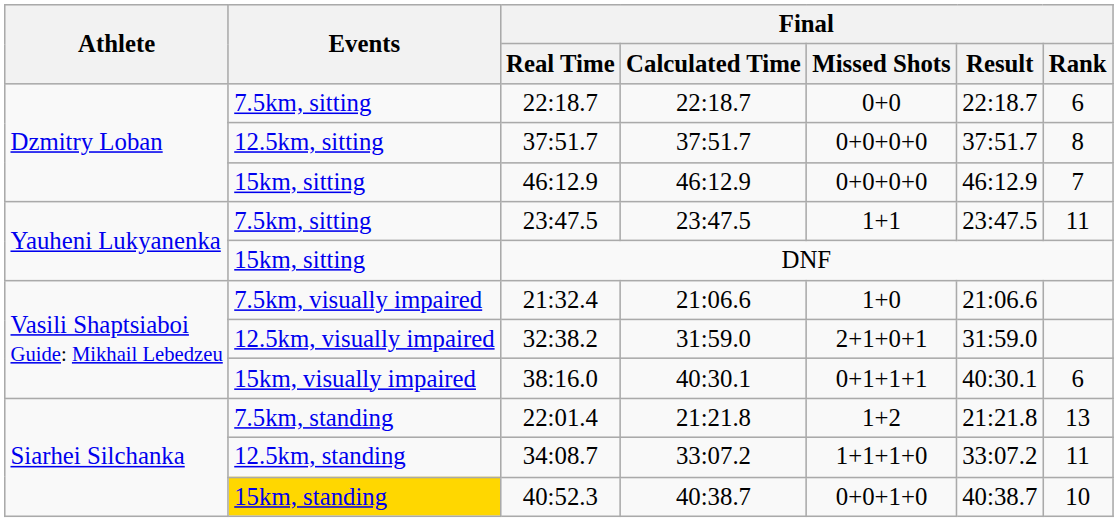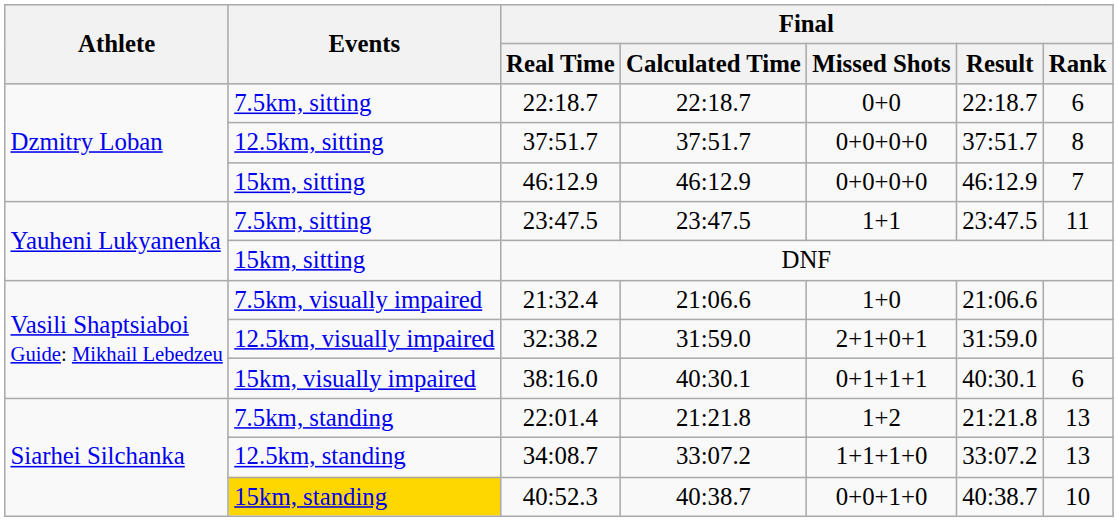(1078, 456) 11 -> (1078, 456) 13
